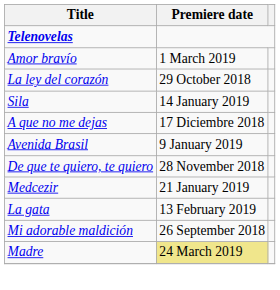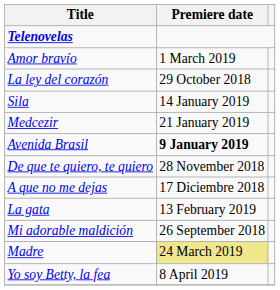rows swapped: (57, 123) <-> (33, 187)
(201, 144) normal -> (204, 144) bold
+ row: (59, 274)
